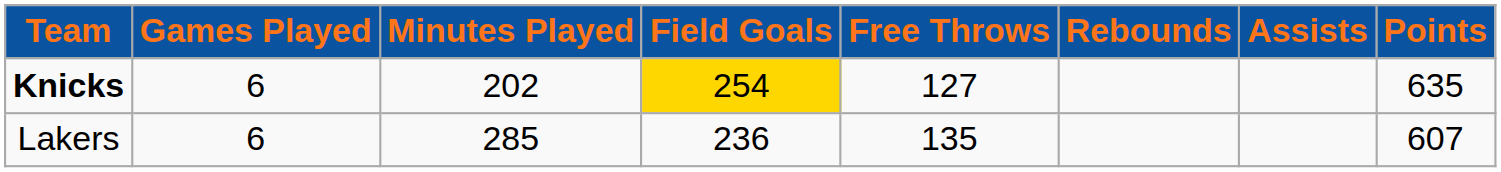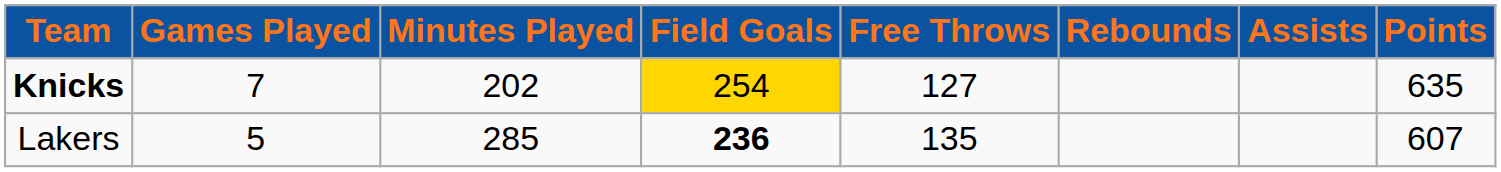(256, 85) 6 -> (256, 85) 7
(256, 138) 6 -> (256, 138) 5
(741, 138) normal -> (741, 138) bold
